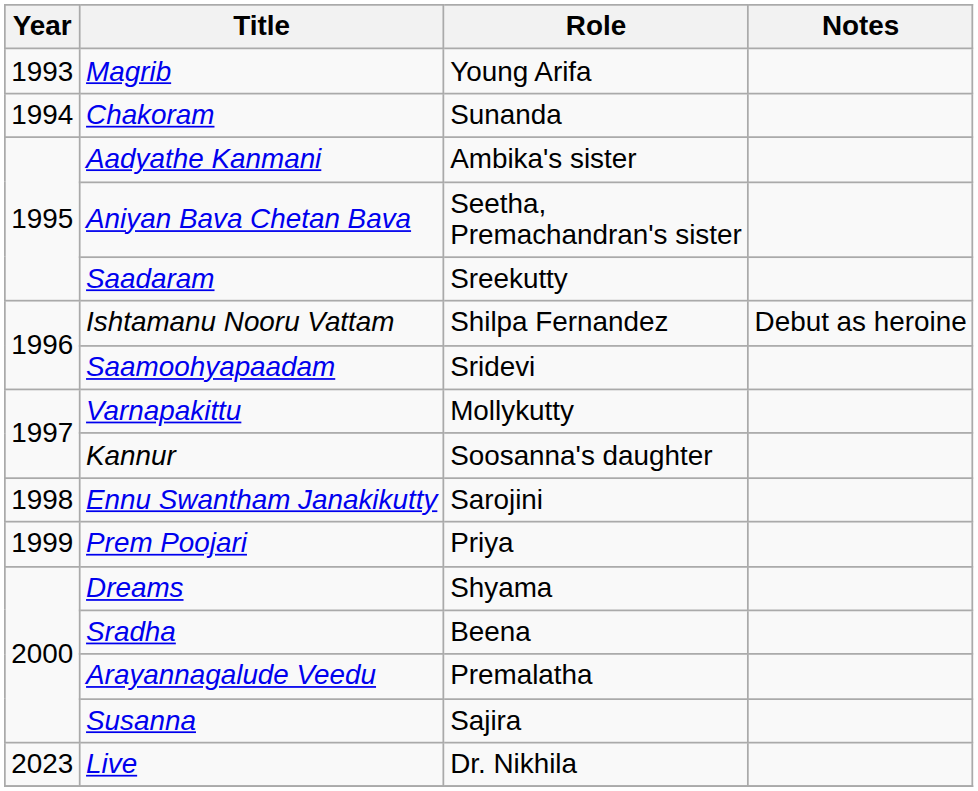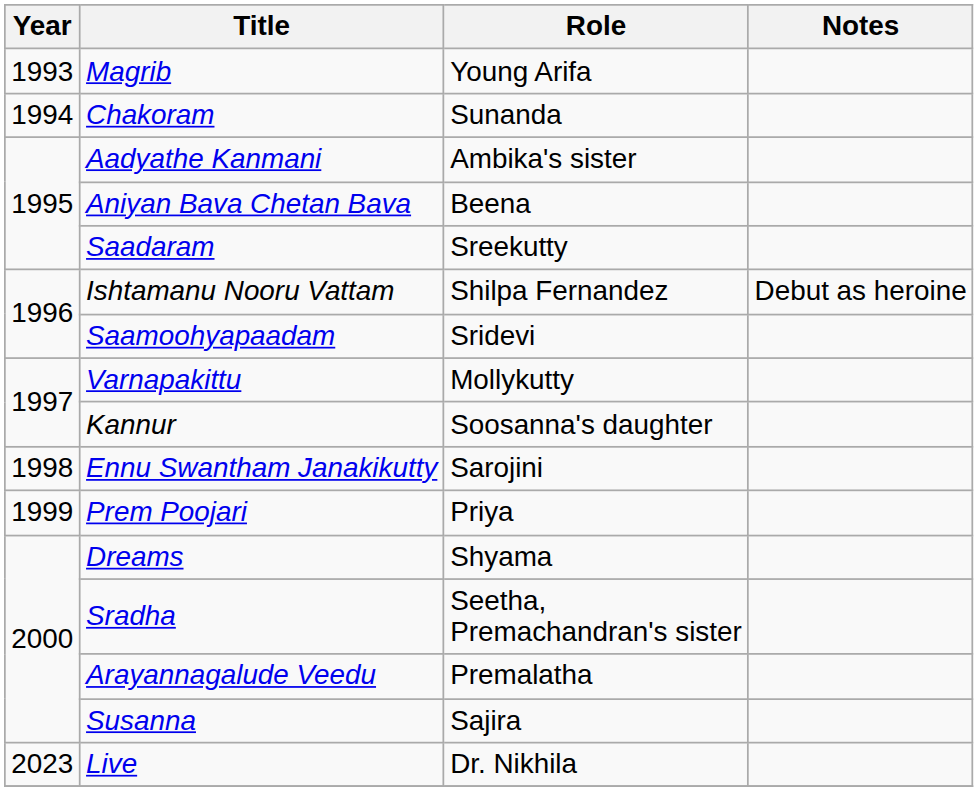(596, 218) Seetha, Premachandran's sister -> (490, 203) Beena
(490, 631) Beena -> (596, 616) Seetha, Premachandran's sister
